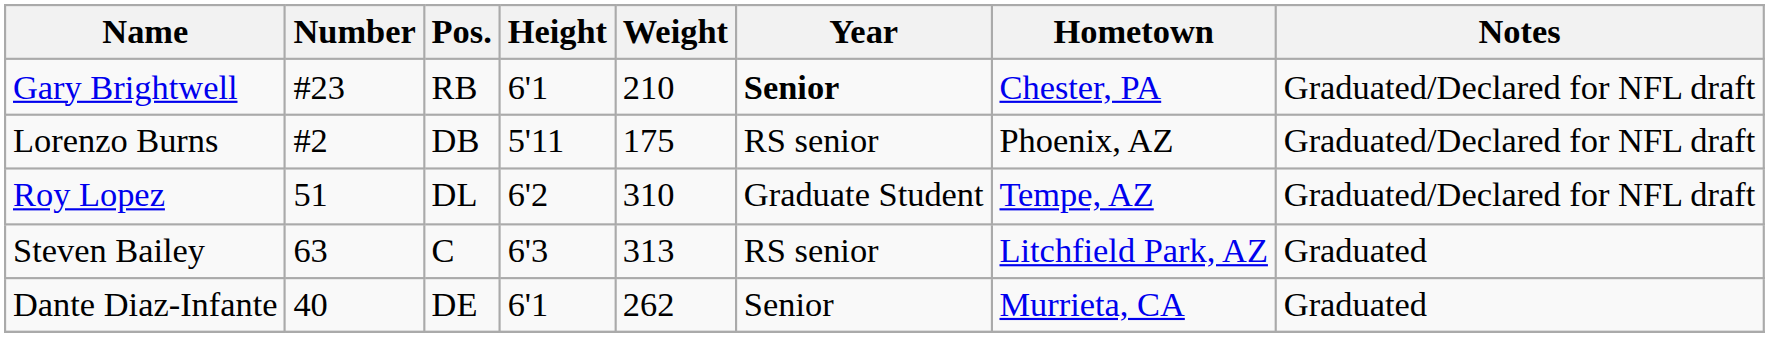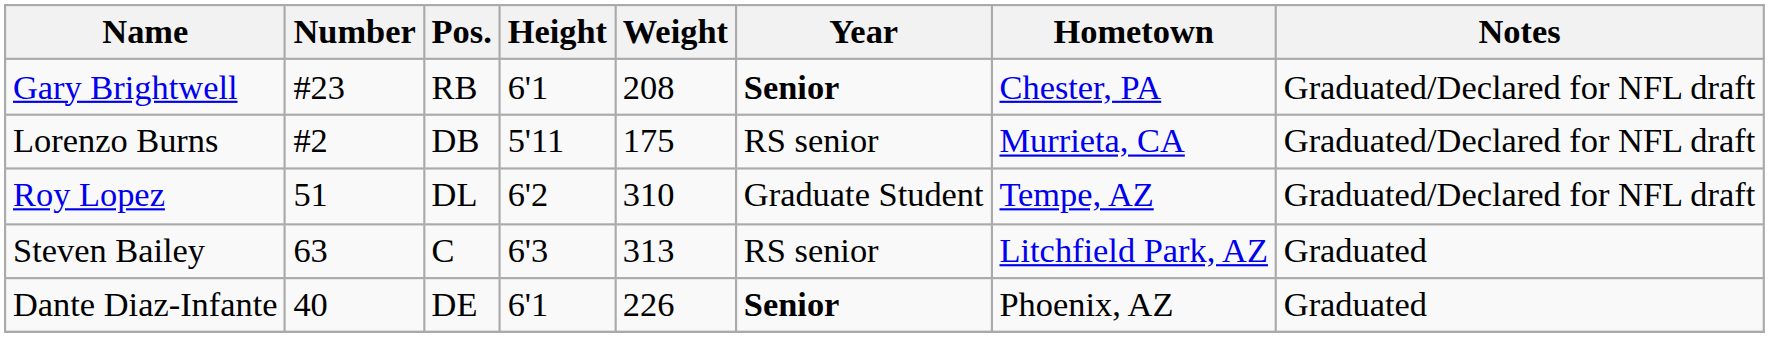(649, 86) 210 -> (649, 86) 208
(1086, 140) Phoenix, AZ -> (1092, 140) Murrieta, CA
(649, 304) 262 -> (649, 304) 226
(789, 304) normal -> (792, 304) bold
(1092, 304) Murrieta, CA -> (1086, 304) Phoenix, AZ
